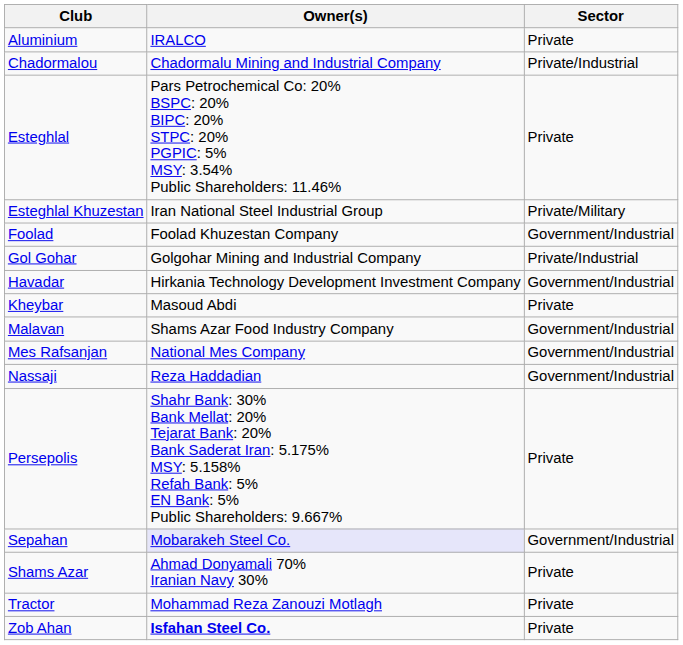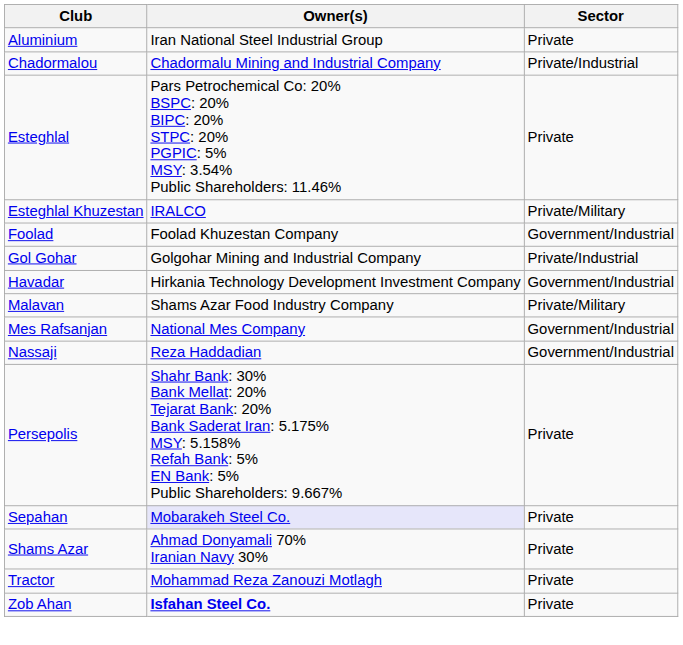(178, 39) IRALCO -> (267, 39) Iran National Steel Industrial Group
(267, 211) Iran National Steel Industrial Group -> (178, 211) IRALCO
- row: (36, 305)
(601, 329) Government/Industrial -> (576, 305) Private/Military
(601, 540) Government/Industrial -> (551, 517) Private
